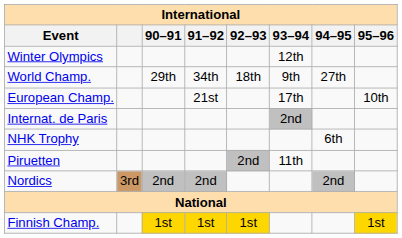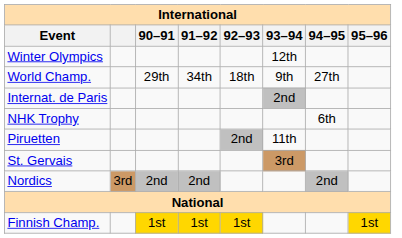- row: (61, 98)
+ row: (40, 160)
